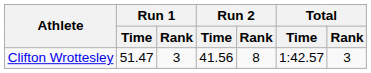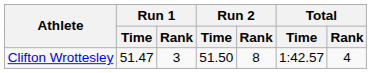(216, 58) 41.56 -> (216, 58) 51.50
(347, 58) 3 -> (347, 58) 4
